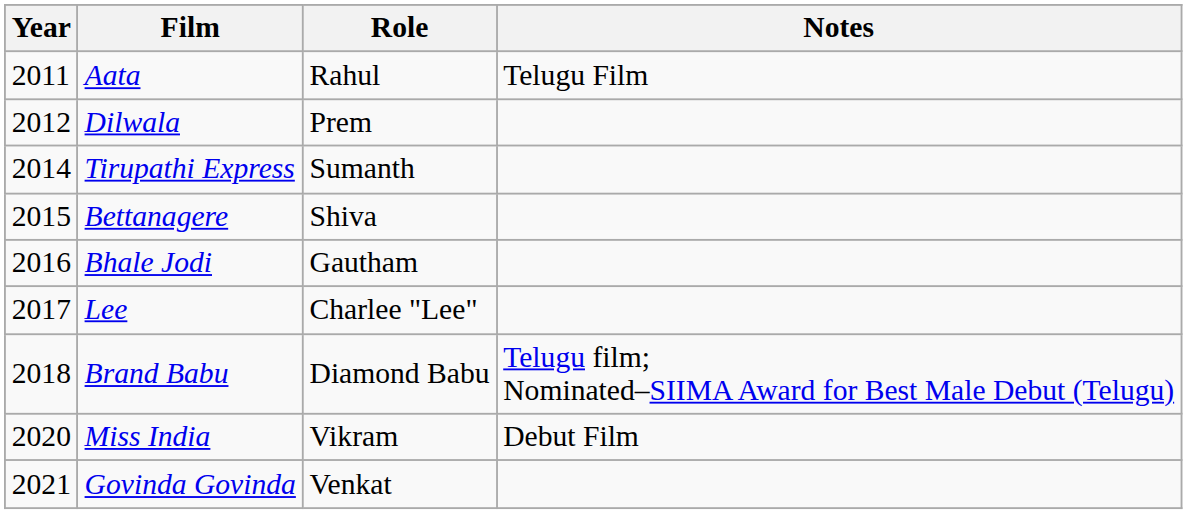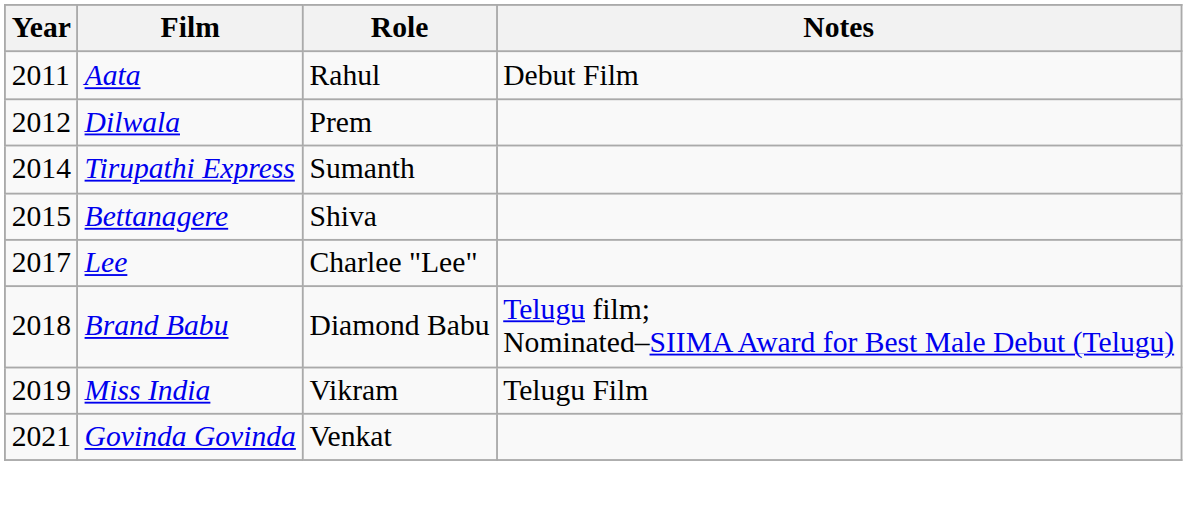(576, 74) Telugu Film -> (571, 74) Debut Film
- row: (148, 262)
(41, 436) 2020 -> (41, 389) 2019
(571, 436) Debut Film -> (576, 389) Telugu Film
